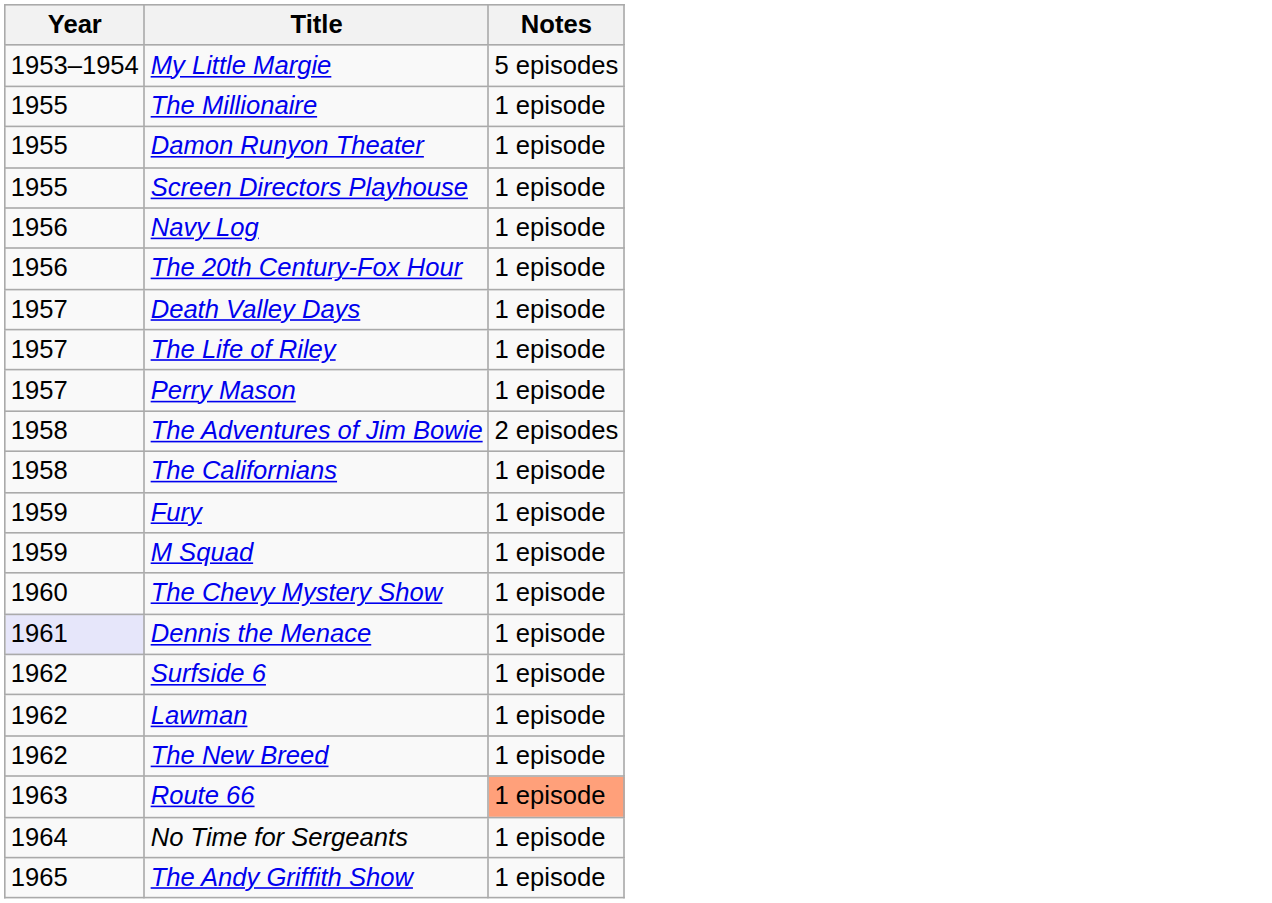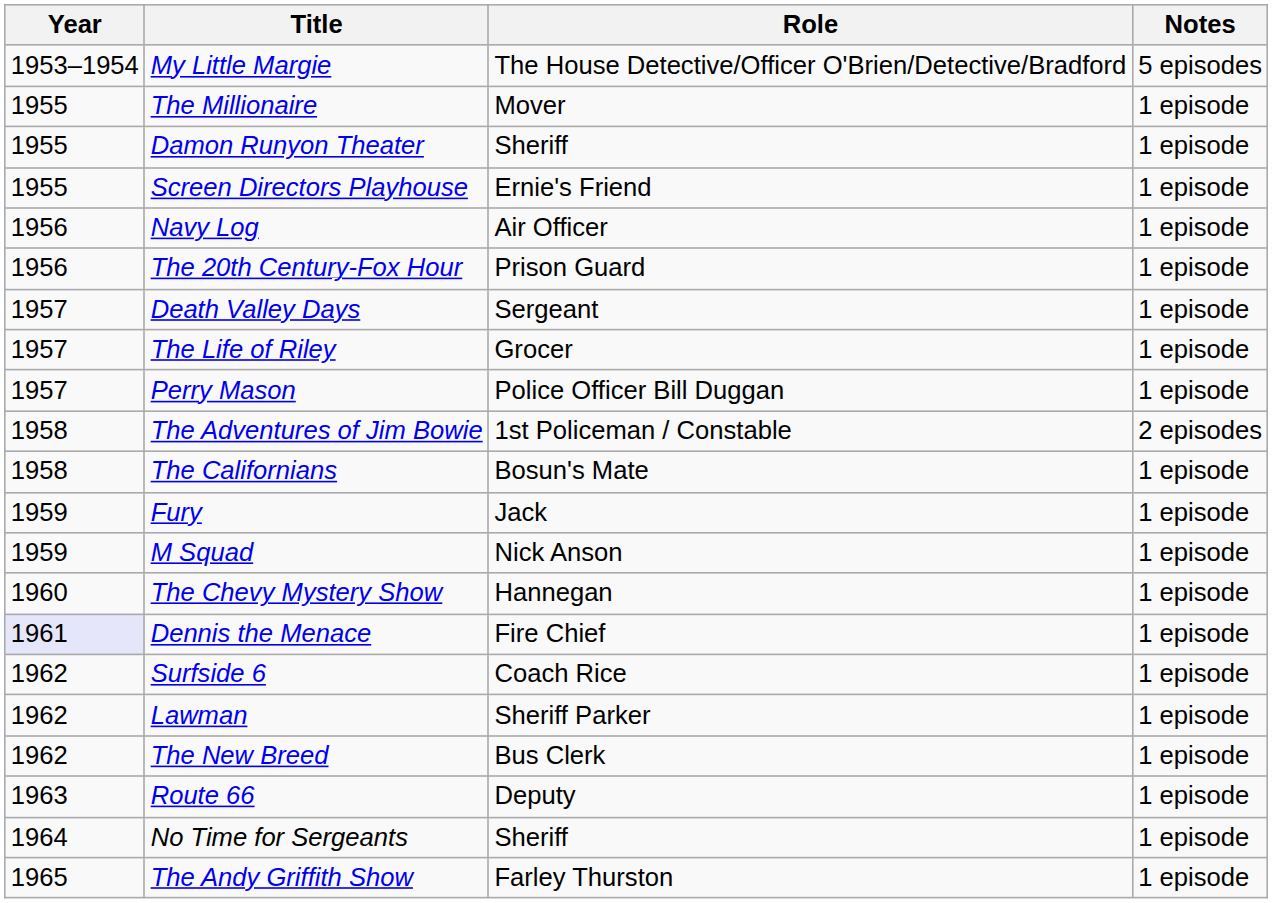+ column: (810, 24)
(550, 796) lightsalmon background -> (1194, 796) no background
